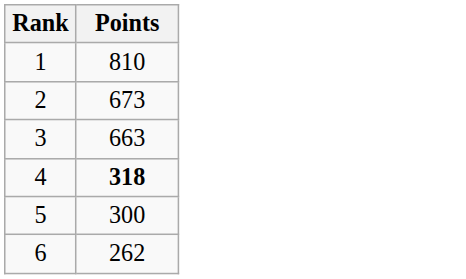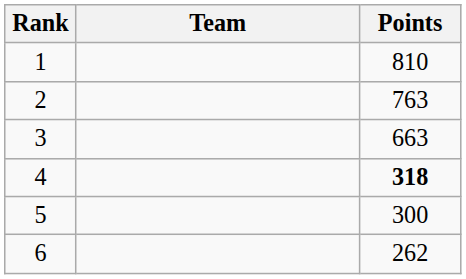+ column: (218, 23)
(127, 100) 673 -> (410, 100) 763
